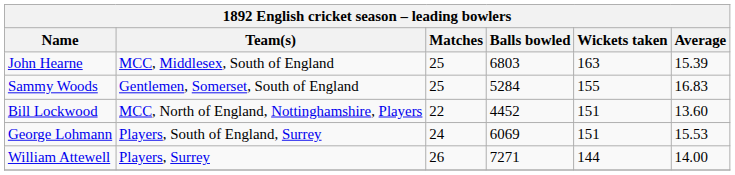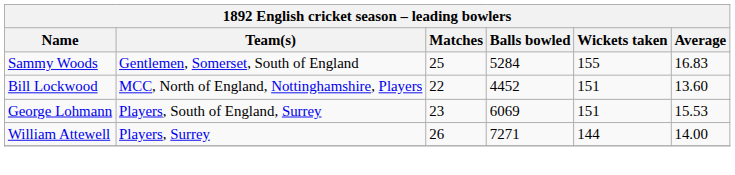- row: (45, 63)
(437, 134) 24 -> (437, 110) 23
